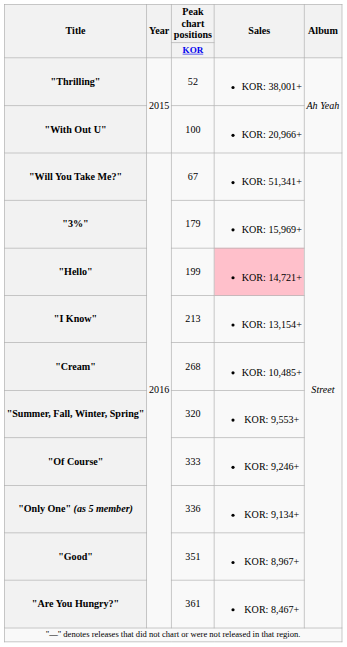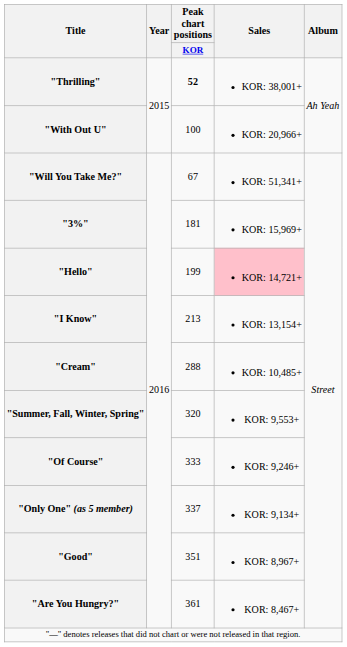(193, 81) normal -> (193, 81) bold
(193, 224) 179 -> (193, 224) 181
(193, 366) 268 -> (193, 366) 288
(193, 509) 336 -> (193, 509) 337
